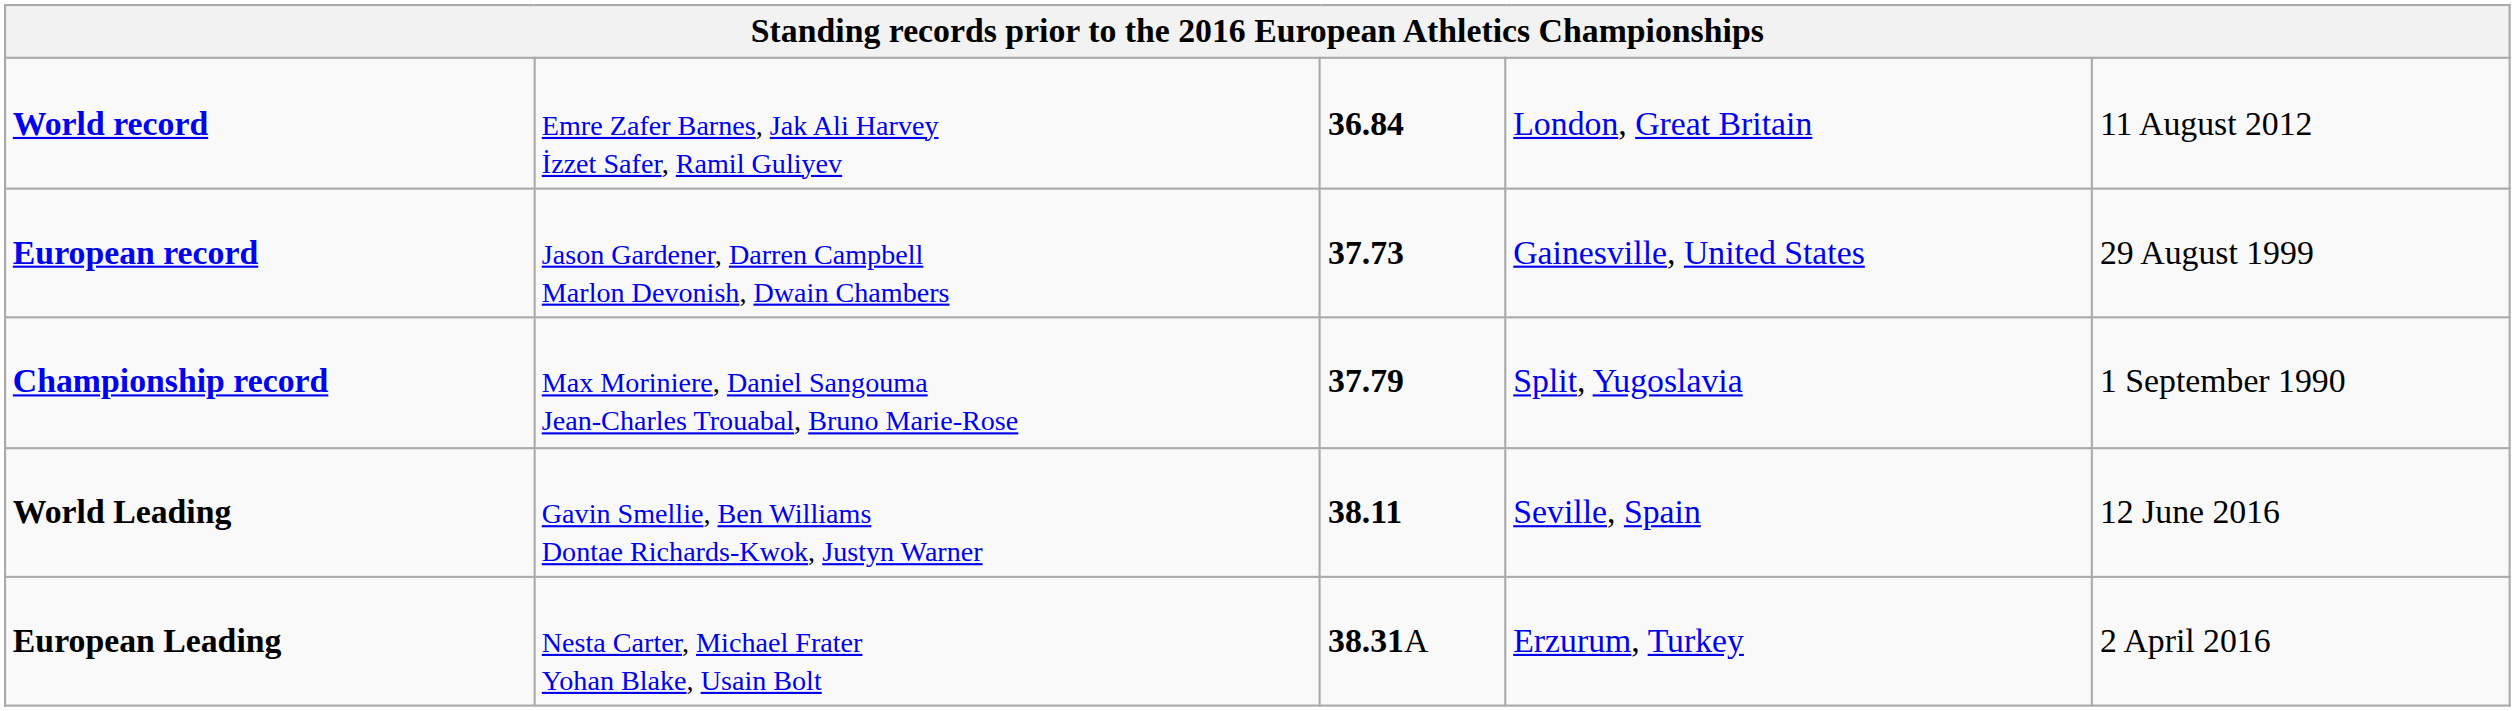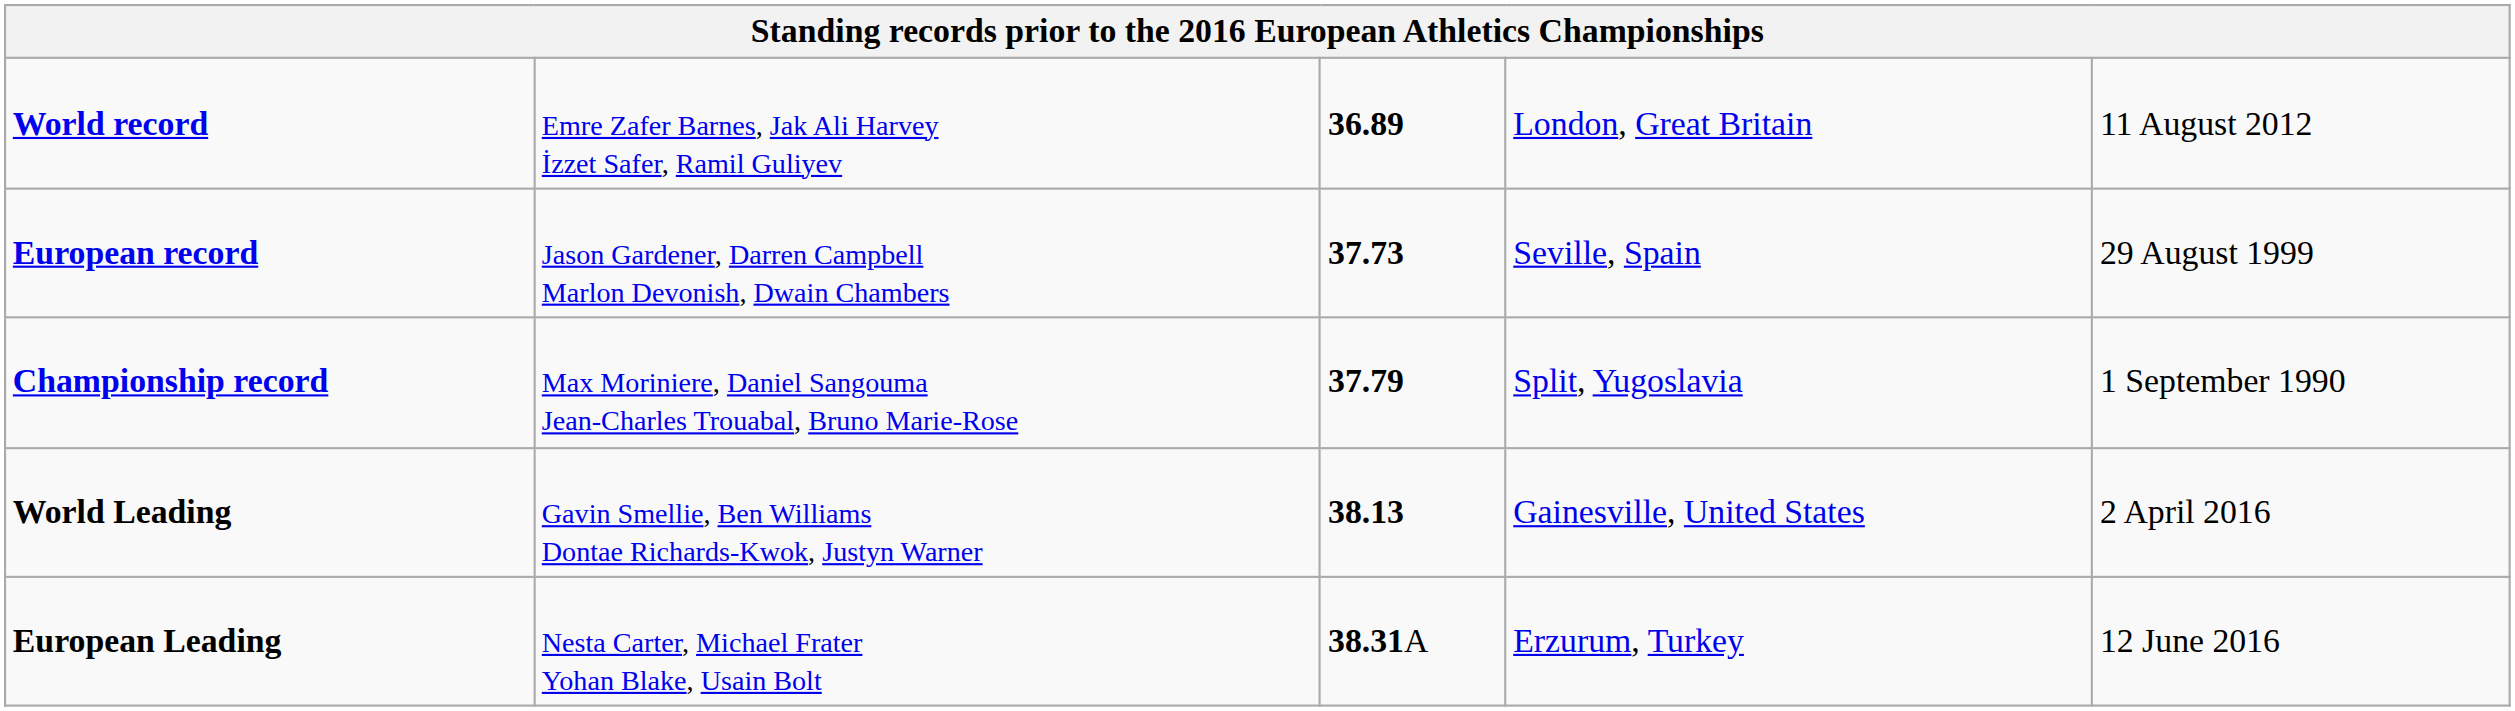(1366, 122) 36.84 -> (1366, 122) 36.89
(1689, 252) Gainesville, United States -> (1607, 252) Seville, Spain
(1365, 511) 38.11 -> (1366, 511) 38.13
(1607, 511) Seville, Spain -> (1689, 511) Gainesville, United States
(2190, 511) 12 June 2016 -> (2185, 511) 2 April 2016
(2185, 640) 2 April 2016 -> (2190, 640) 12 June 2016
